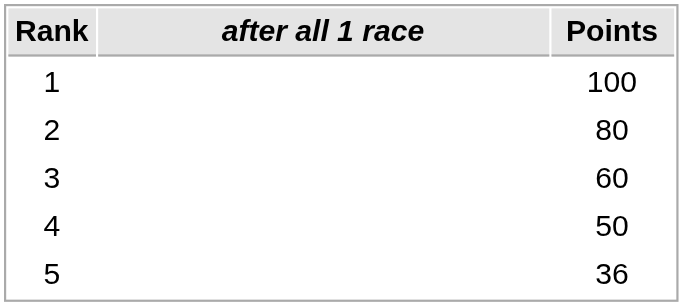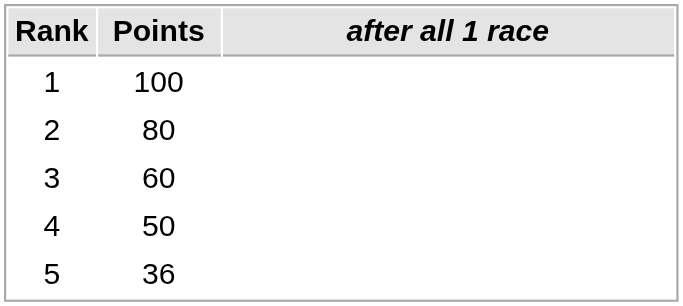columns swapped: (323, 31) <-> (612, 31)
